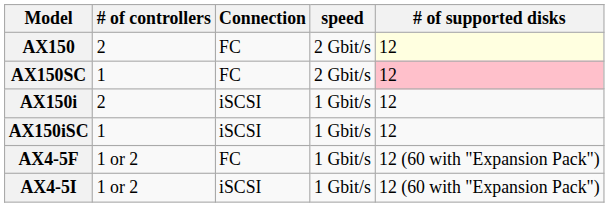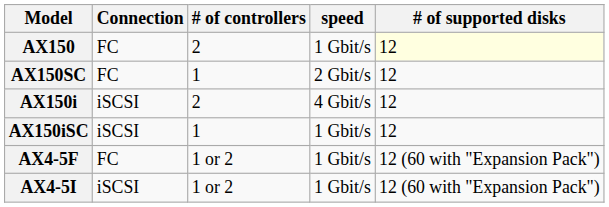columns swapped: (262, 18) <-> (154, 18)
(342, 46) 2 Gbit/s -> (342, 46) 1 Gbit/s
(388, 74) pink background -> (388, 74) no background
(342, 103) 1 Gbit/s -> (342, 103) 4 Gbit/s
